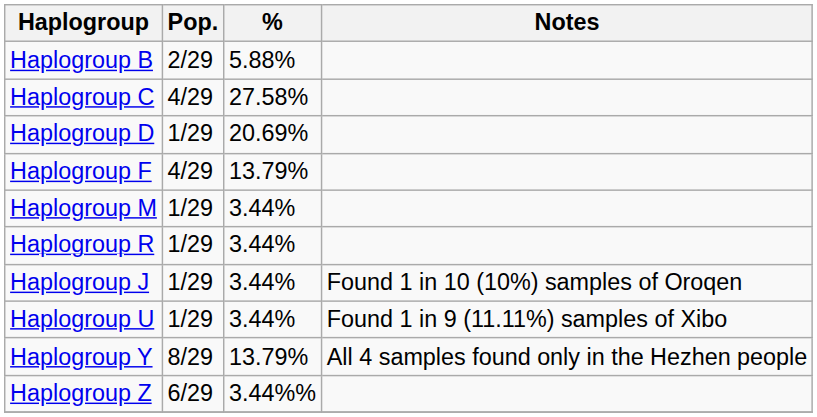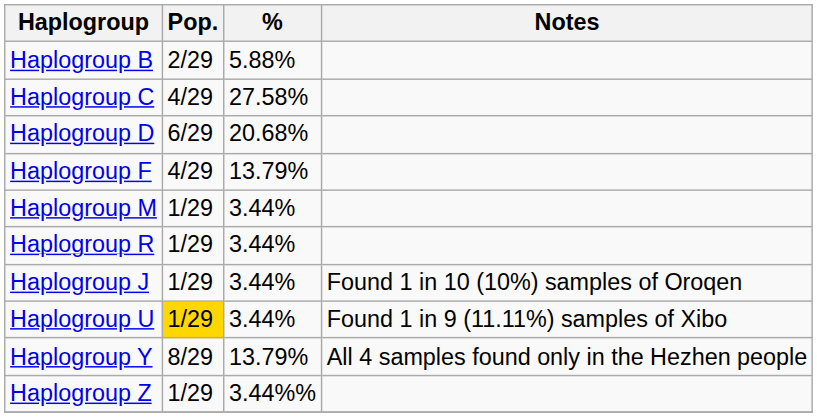(190, 134) 1/29 -> (190, 134) 6/29
(269, 134) 20.69% -> (269, 134) 20.68%
(190, 319) no background -> (190, 319) gold background
(190, 393) 6/29 -> (190, 393) 1/29
